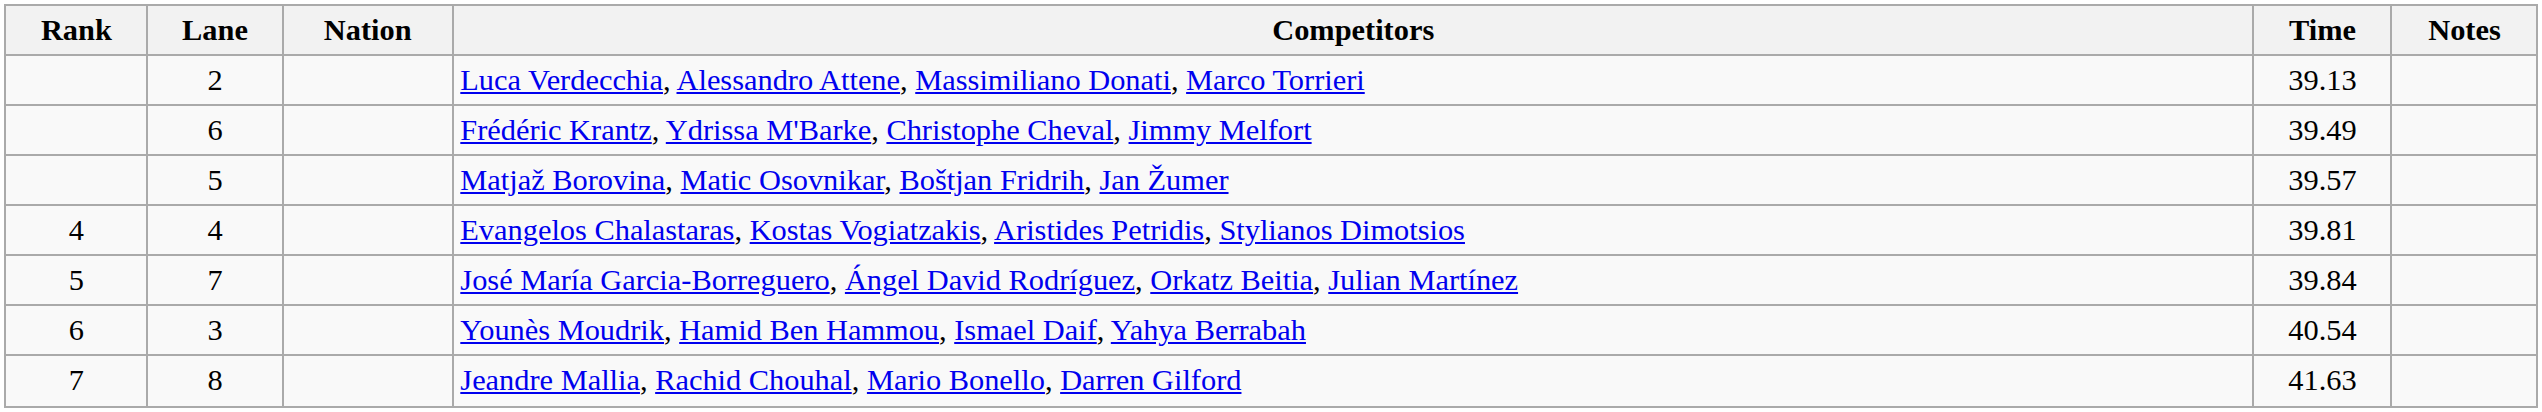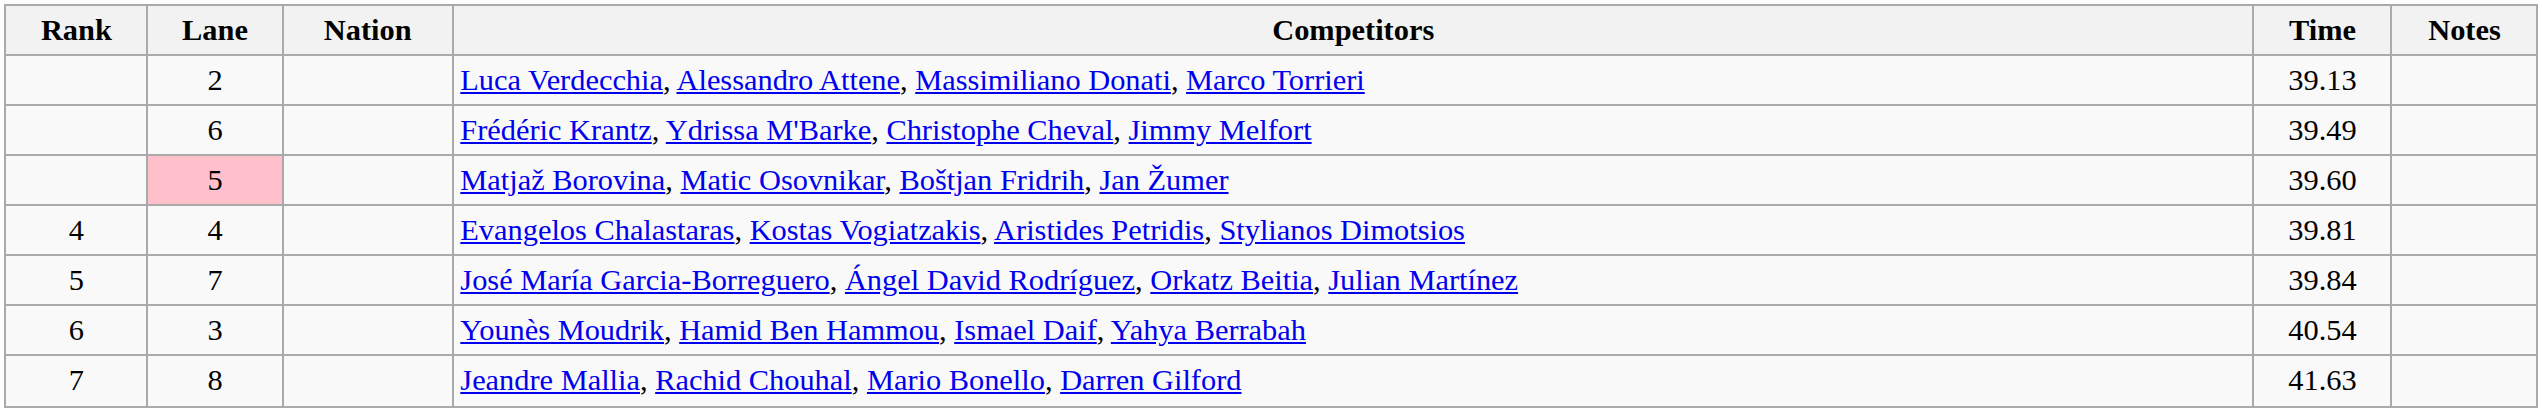(215, 180) no background -> (215, 180) pink background
(2322, 180) 39.57 -> (2322, 180) 39.60
